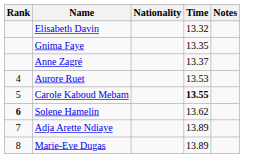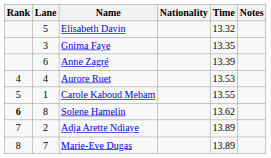+ column: (46, 12)
(197, 62) 13.37 -> (224, 62) 13.39
(197, 95) bold -> (224, 95) normal
